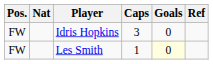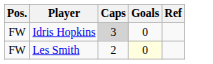- column: (41, 13)
(137, 31) no background -> (113, 31) lightgrey background
(137, 50) 1 -> (113, 50) 2
